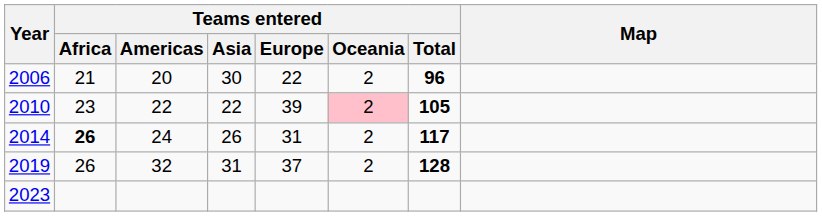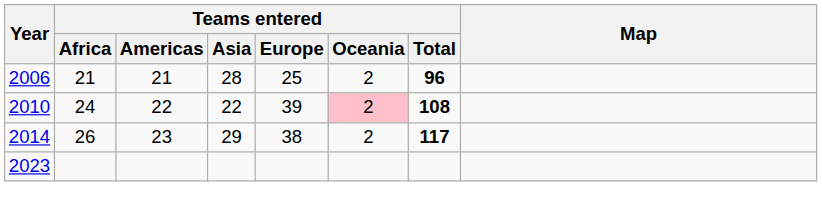(162, 78) 20 -> (162, 78) 21
(232, 78) 30 -> (232, 78) 28
(292, 78) 22 -> (292, 78) 25
(85, 107) 23 -> (85, 107) 24
(435, 107) 105 -> (435, 107) 108
(85, 136) bold -> (85, 136) normal
(162, 136) 24 -> (162, 136) 23
(232, 136) 26 -> (232, 136) 29
(292, 136) 31 -> (292, 136) 38
- row: (30, 166)
